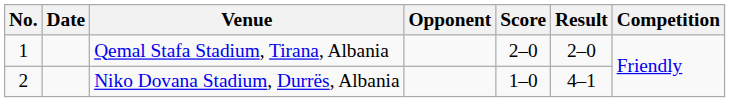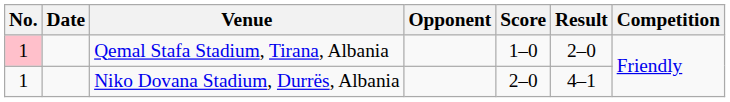(23, 50) no background -> (23, 50) pink background
(523, 50) 2–0 -> (523, 50) 1–0
(23, 81) 2 -> (23, 81) 1
(523, 81) 1–0 -> (523, 81) 2–0
